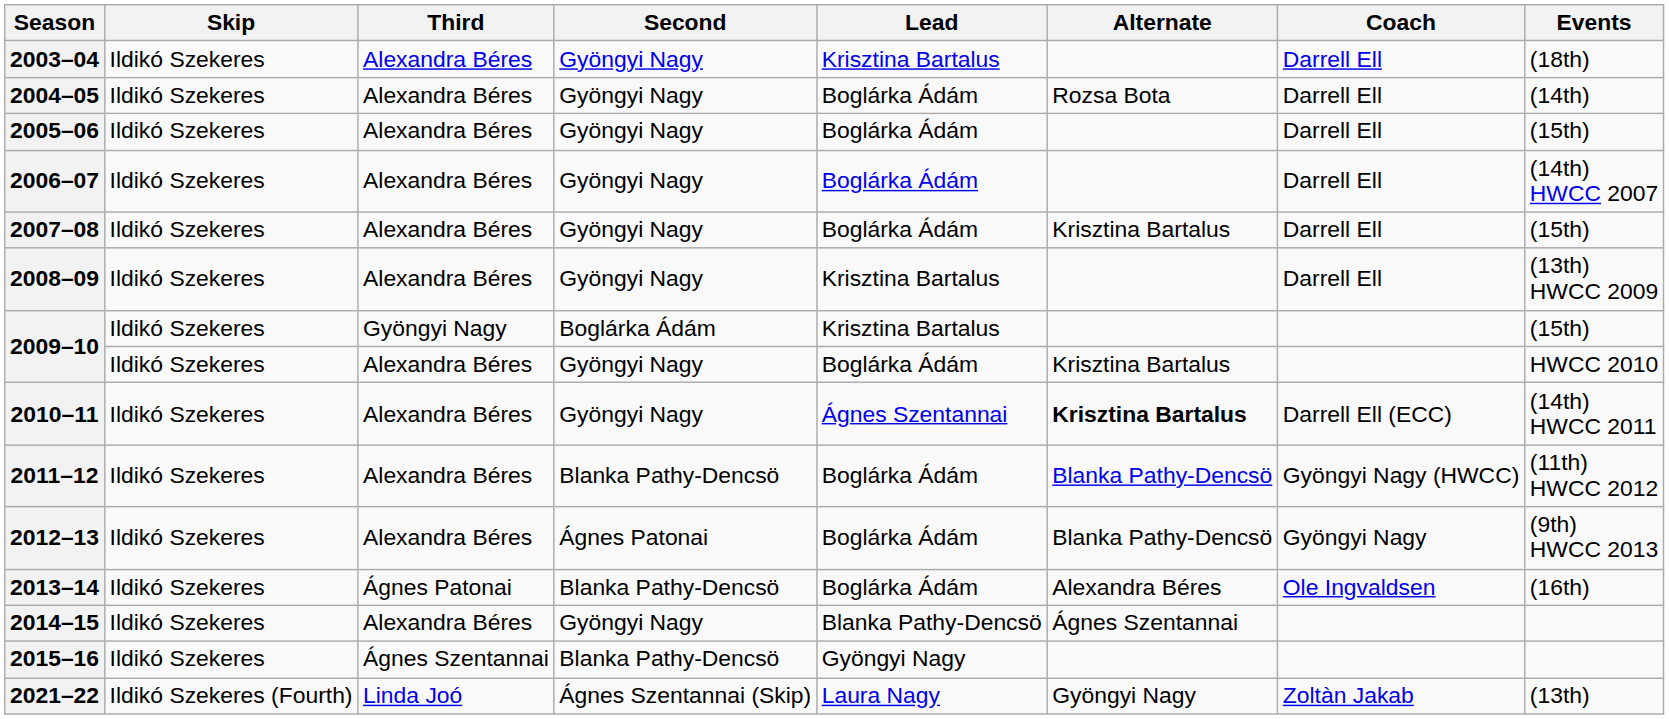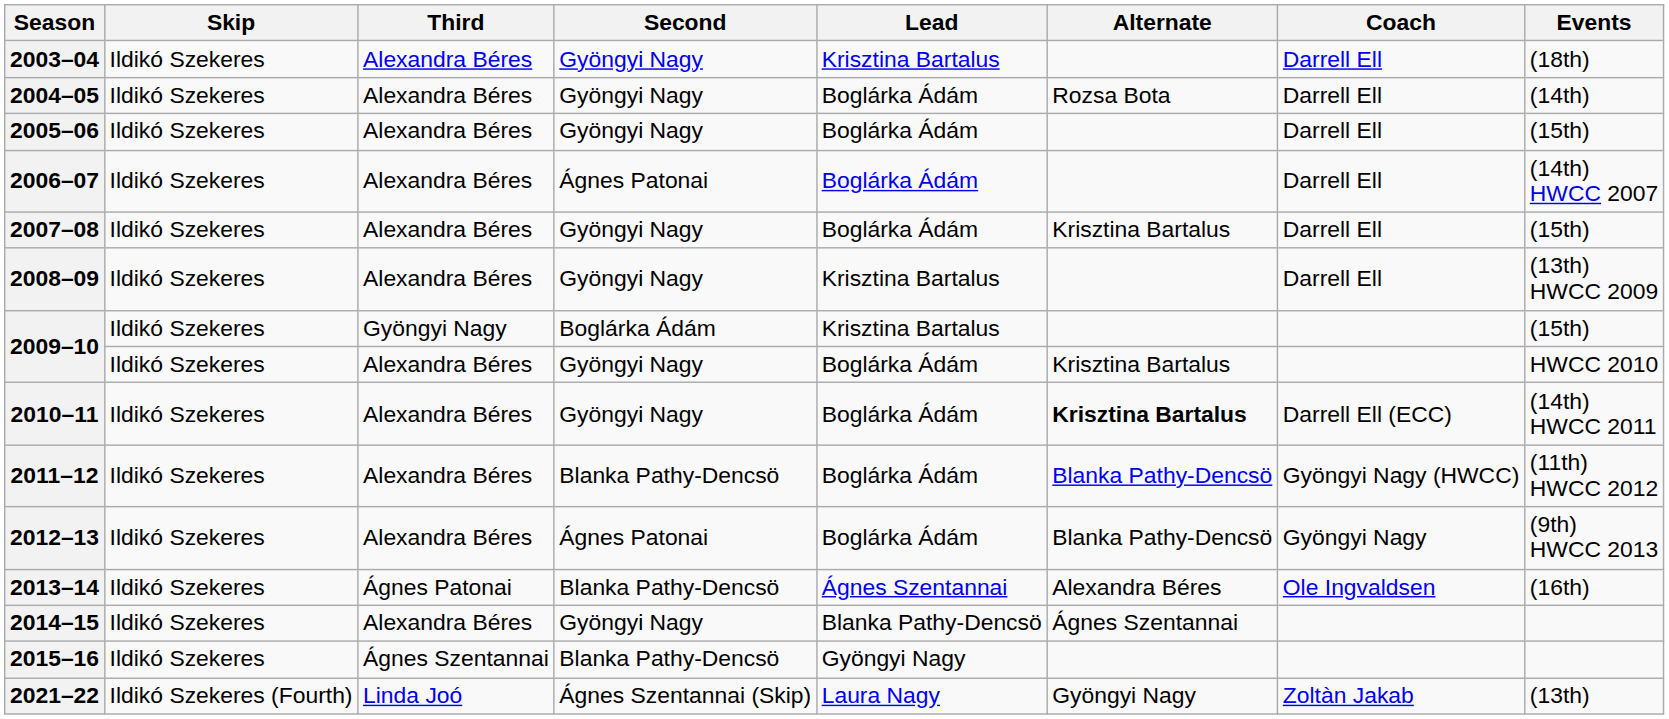(631, 180) Gyöngyi Nagy -> (634, 180) Ágnes Patonai
(915, 413) Ágnes Szentannai -> (900, 413) Boglárka Ádám
(900, 586) Boglárka Ádám -> (915, 586) Ágnes Szentannai
